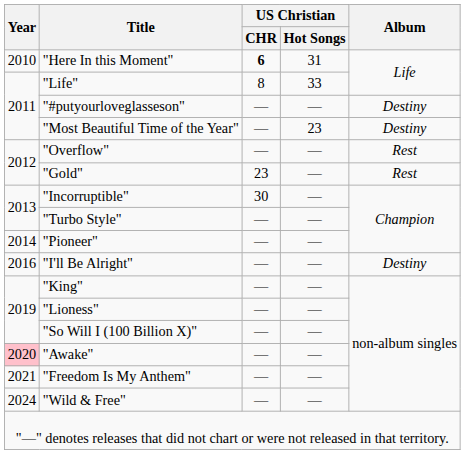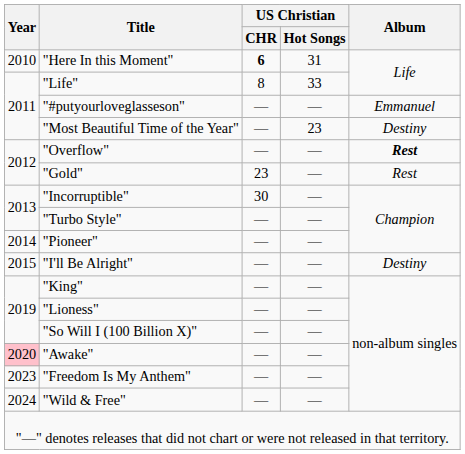(405, 106) Destiny -> (405, 106) Emmanuel
(405, 151) normal -> (405, 151) bold
(22, 264) 2016 -> (22, 264) 2015
(22, 377) 2021 -> (22, 377) 2023
